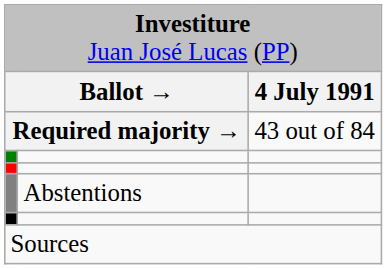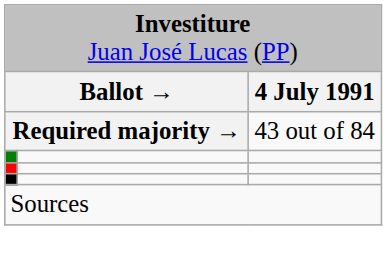- row: (11, 193)
